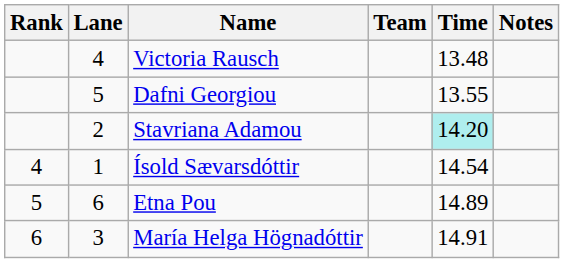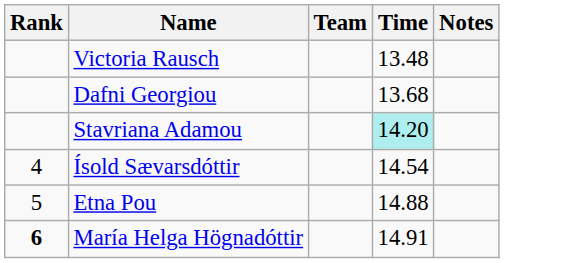- column: (98, 22)
(463, 94) 13.55 -> (403, 94) 13.68
(463, 202) 14.89 -> (403, 202) 14.88
(36, 238) normal -> (36, 238) bold
